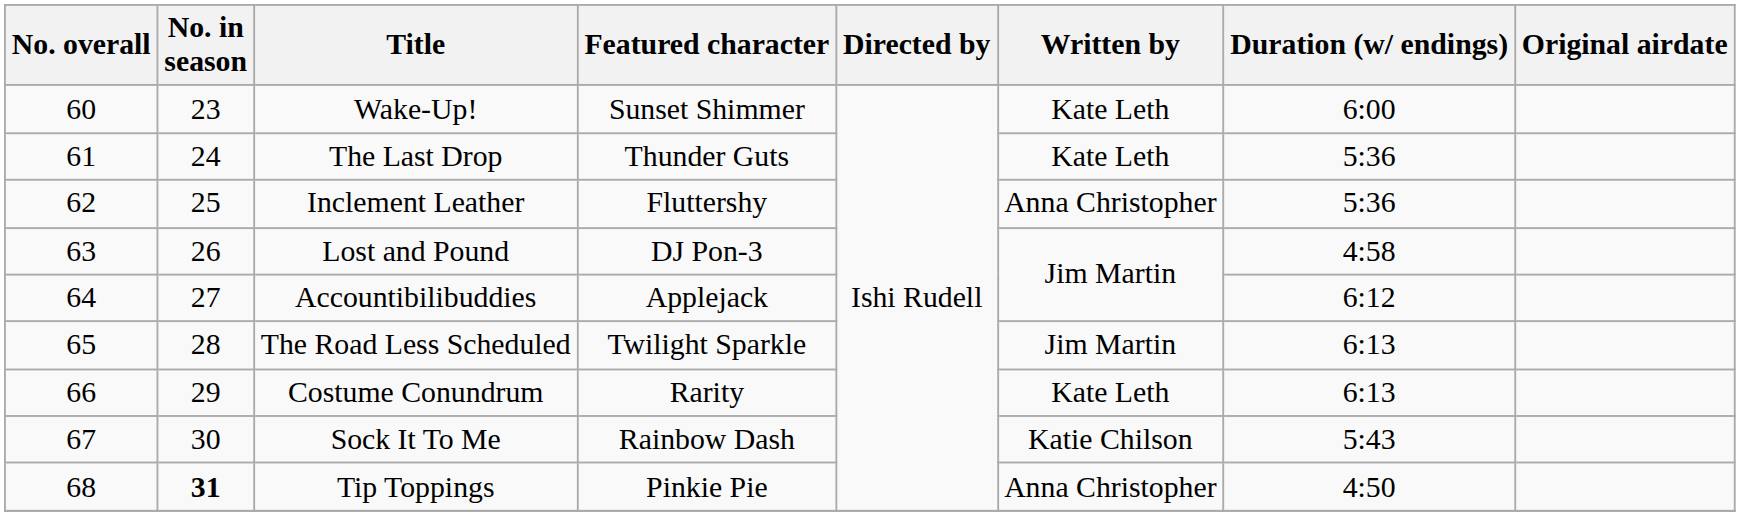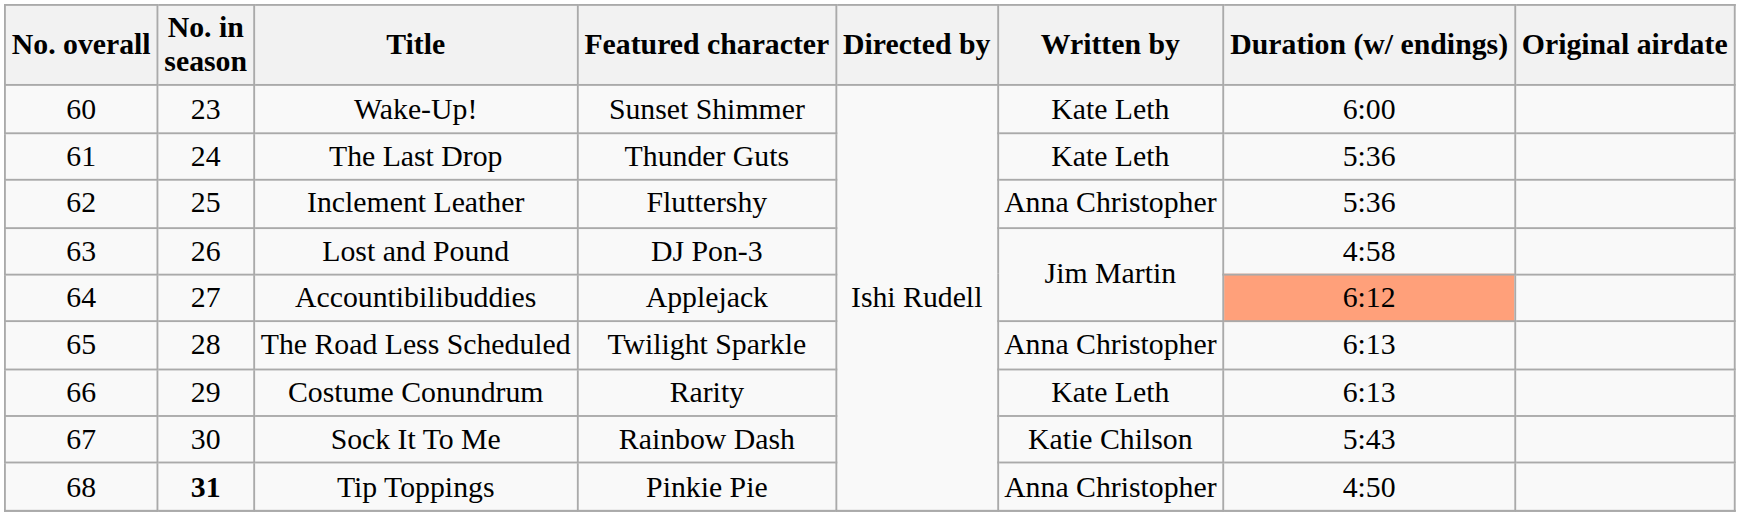(1369, 297) no background -> (1369, 297) lightsalmon background
(1110, 344) Jim Martin -> (1110, 344) Anna Christopher
